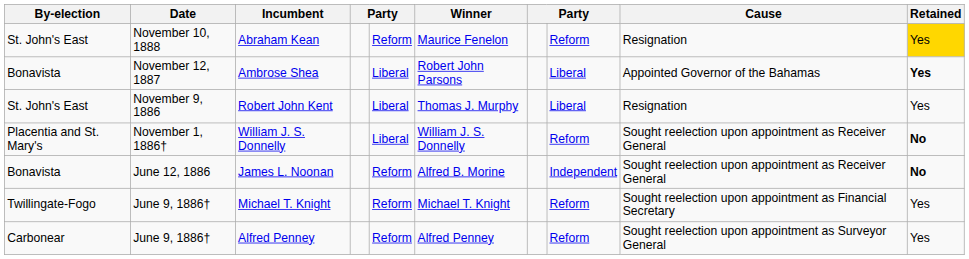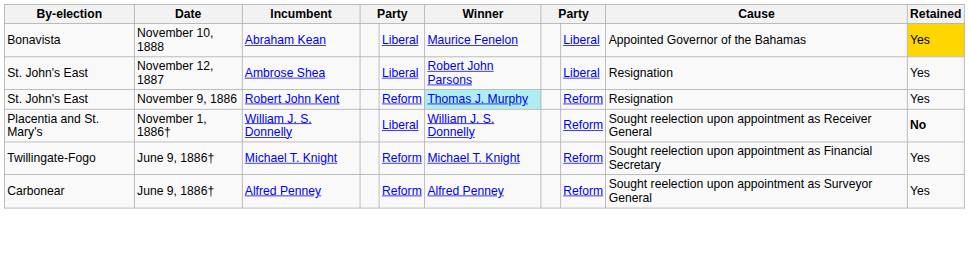(48, 40) St. John's East -> (34, 40) Bonavista
(392, 40) Reform -> (400, 40) Liberal
(569, 40) Reform -> (581, 40) Liberal
(655, 40) Resignation -> (707, 40) Appointed Governor of the Bahamas
(34, 73) Bonavista -> (48, 73) St. John's East
(721, 73) Appointed Governor of the Bahamas -> (641, 73) Resignation
(921, 73) bold -> (920, 73) normal
(390, 106) Liberal -> (402, 99) Reform
(468, 106) no background -> (478, 99) paleturquoise background
(568, 106) Liberal -> (583, 99) Reform
- row: (286, 172)
